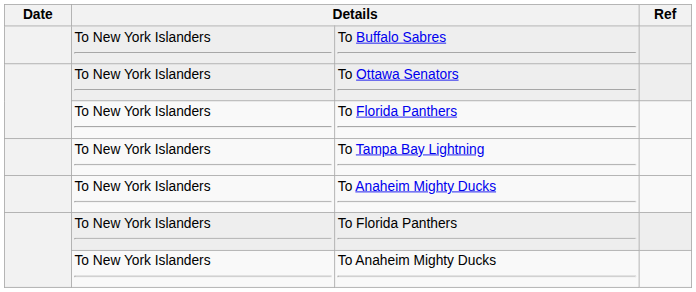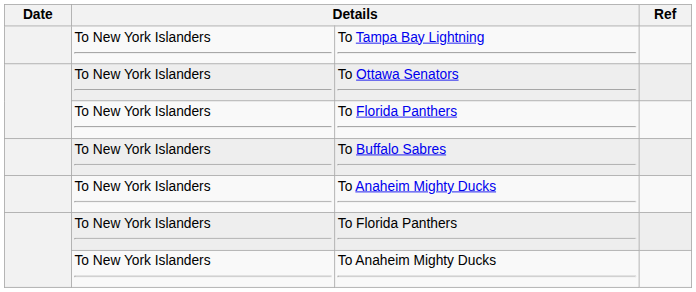rows swapped: (38, 157) <-> (38, 45)
